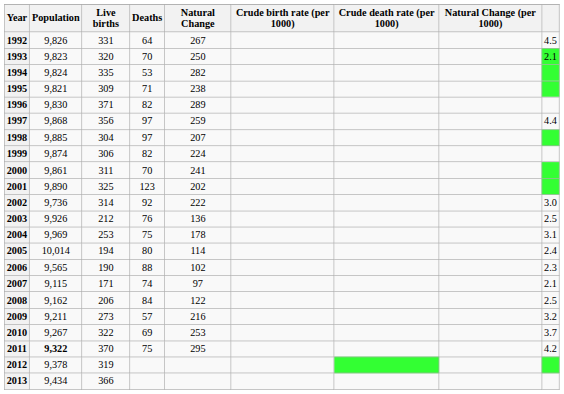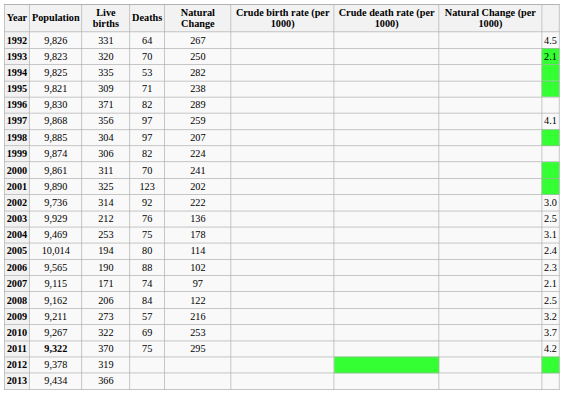(56, 72) 9,824 -> (56, 72) 9,825
(550, 121) 4.4 -> (550, 121) 4.1
(56, 219) 9,926 -> (56, 219) 9,929
(56, 235) 9,969 -> (56, 235) 9,469
